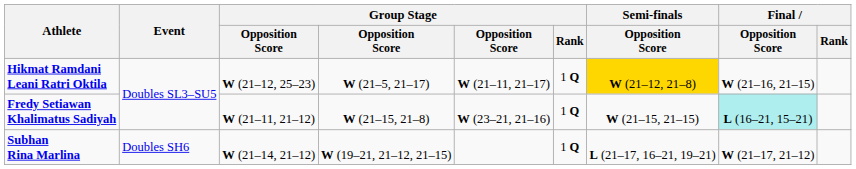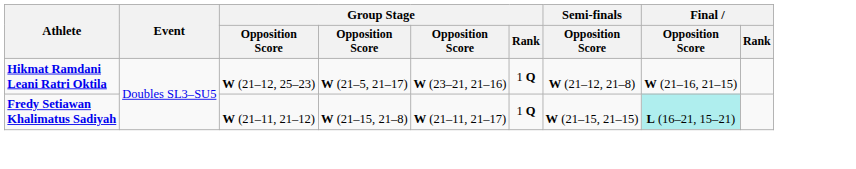(504, 84) W (21–11, 21–17) -> (460, 84) W (23–21, 21–16)
(653, 84) gold background -> (592, 84) no background
(504, 119) W (23–21, 21–16) -> (460, 119) W (21–11, 21–17)
- row: (44, 147)
